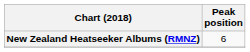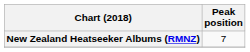(224, 39) 6 -> (224, 39) 7
